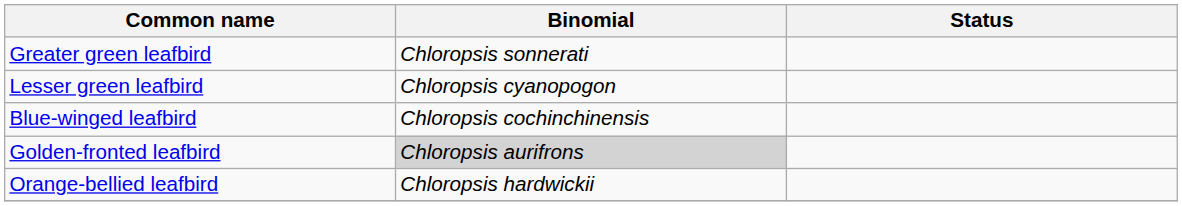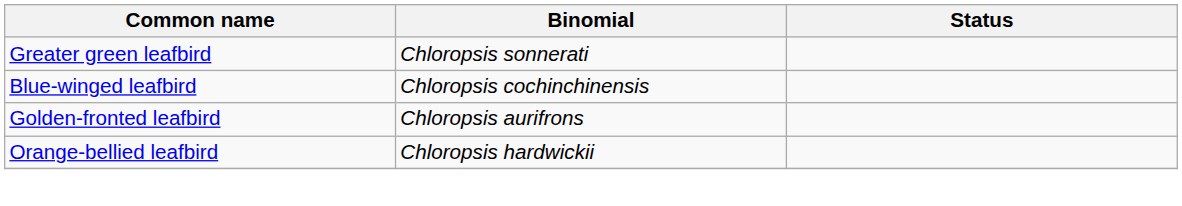- row: (106, 86)
(492, 151) lightgrey background -> (492, 119) no background
